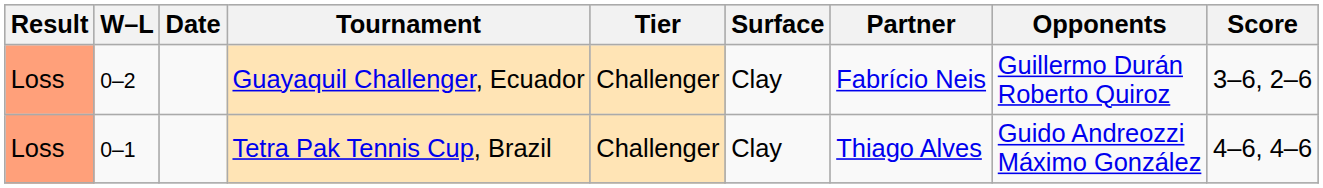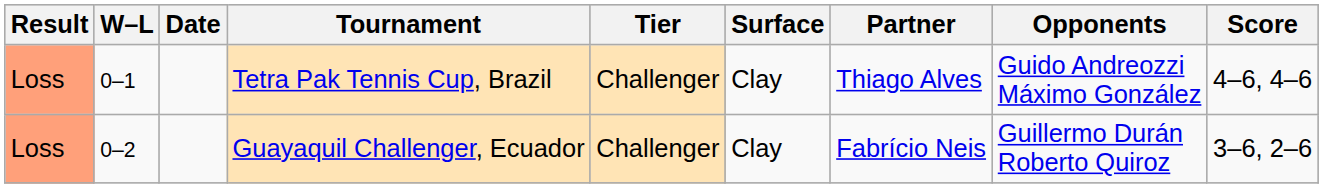rows swapped: (392, 148) <-> (409, 79)
